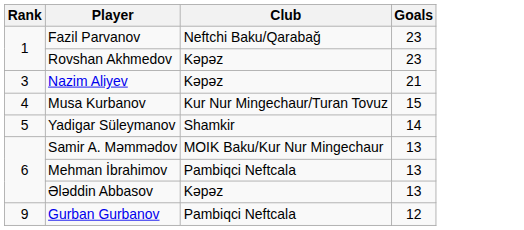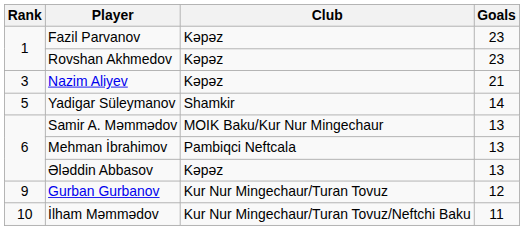(252, 37) Neftchi Baku/Qarabağ -> (203, 37) Kəpəz
- row: (97, 103)
(240, 214) Pambiqci Neftcala -> (286, 192) Kur Nur Mingechaur/Turan Tovuz
+ row: (103, 214)
